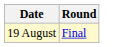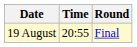+ column: (75, 14)
